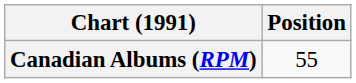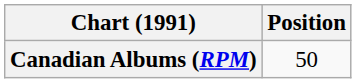(307, 58) 55 -> (307, 58) 50
